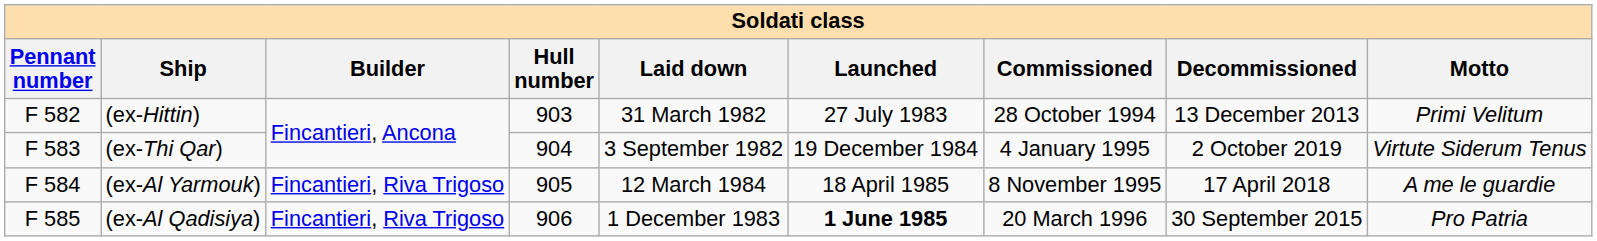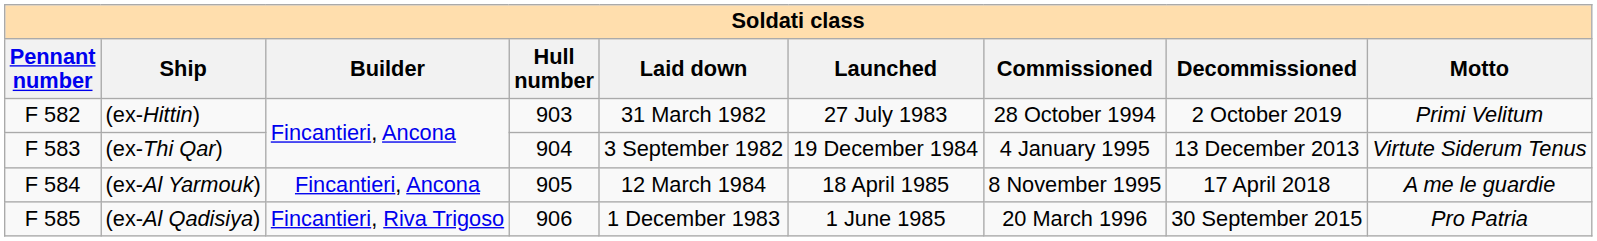(1267, 115) 13 December 2013 -> (1267, 115) 2 October 2019
(1267, 149) 2 October 2019 -> (1267, 149) 13 December 2013
(387, 184) Fincantieri, Riva Trigoso -> (387, 184) Fincantieri, Ancona
(886, 218) bold -> (886, 218) normal
